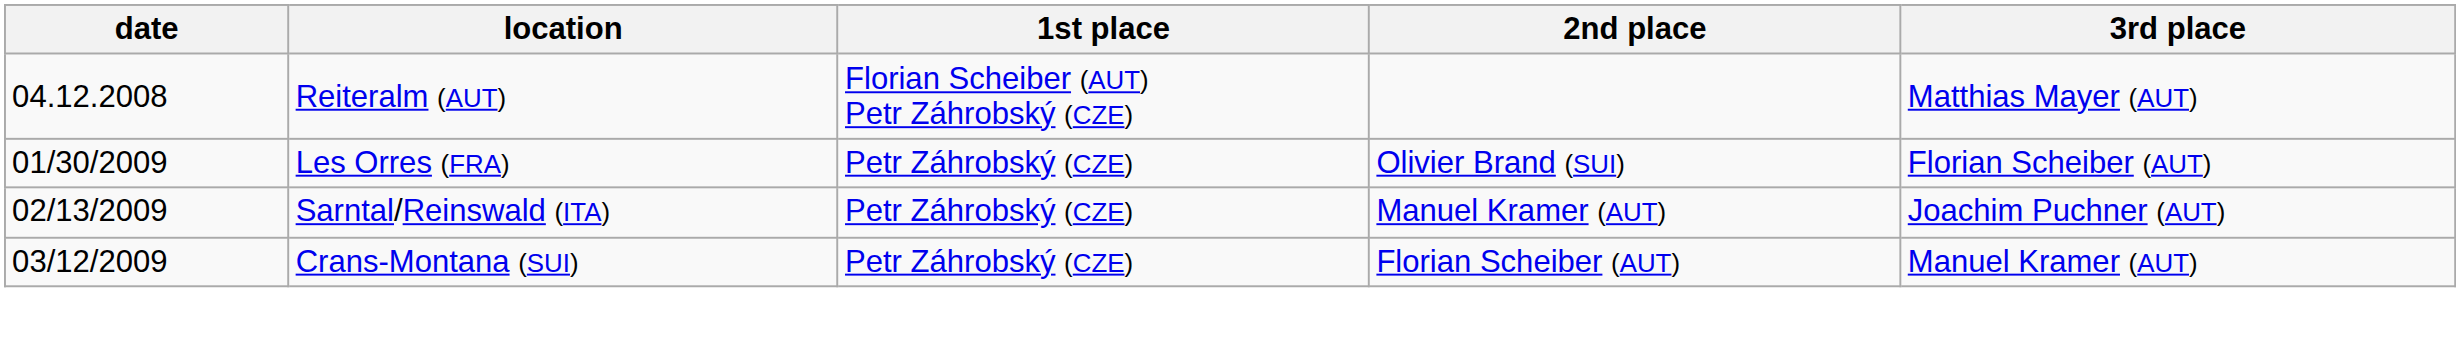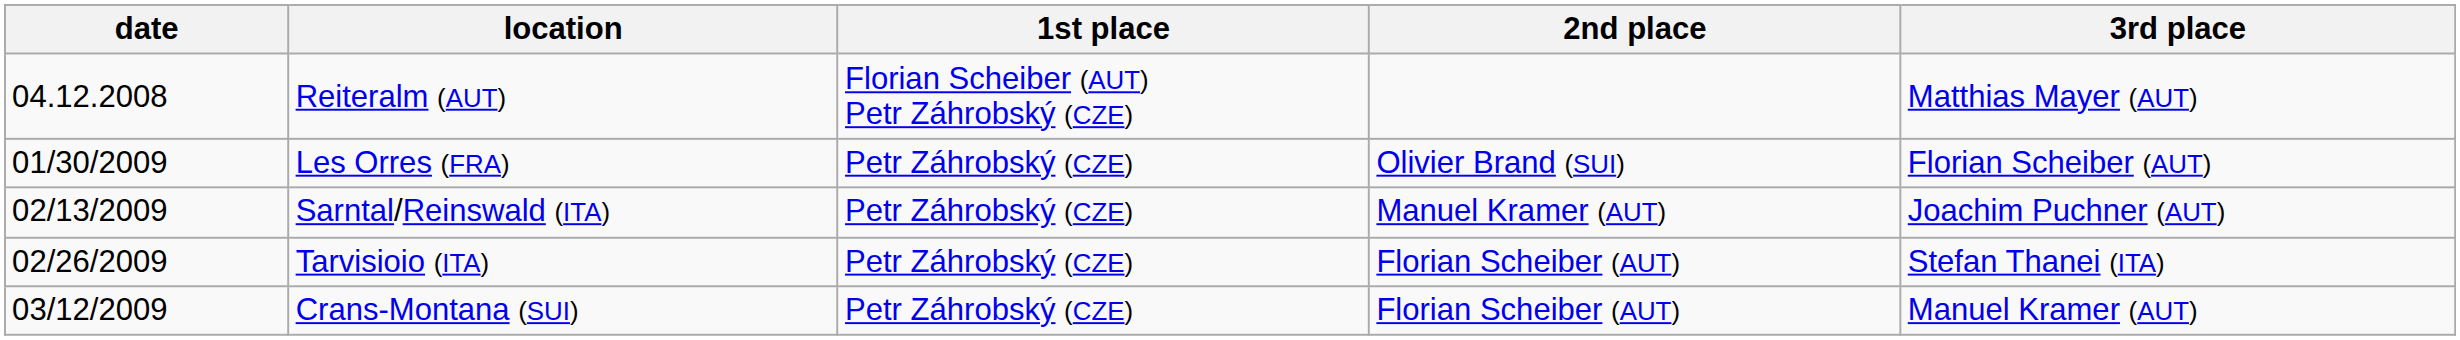+ row: (392, 260)
